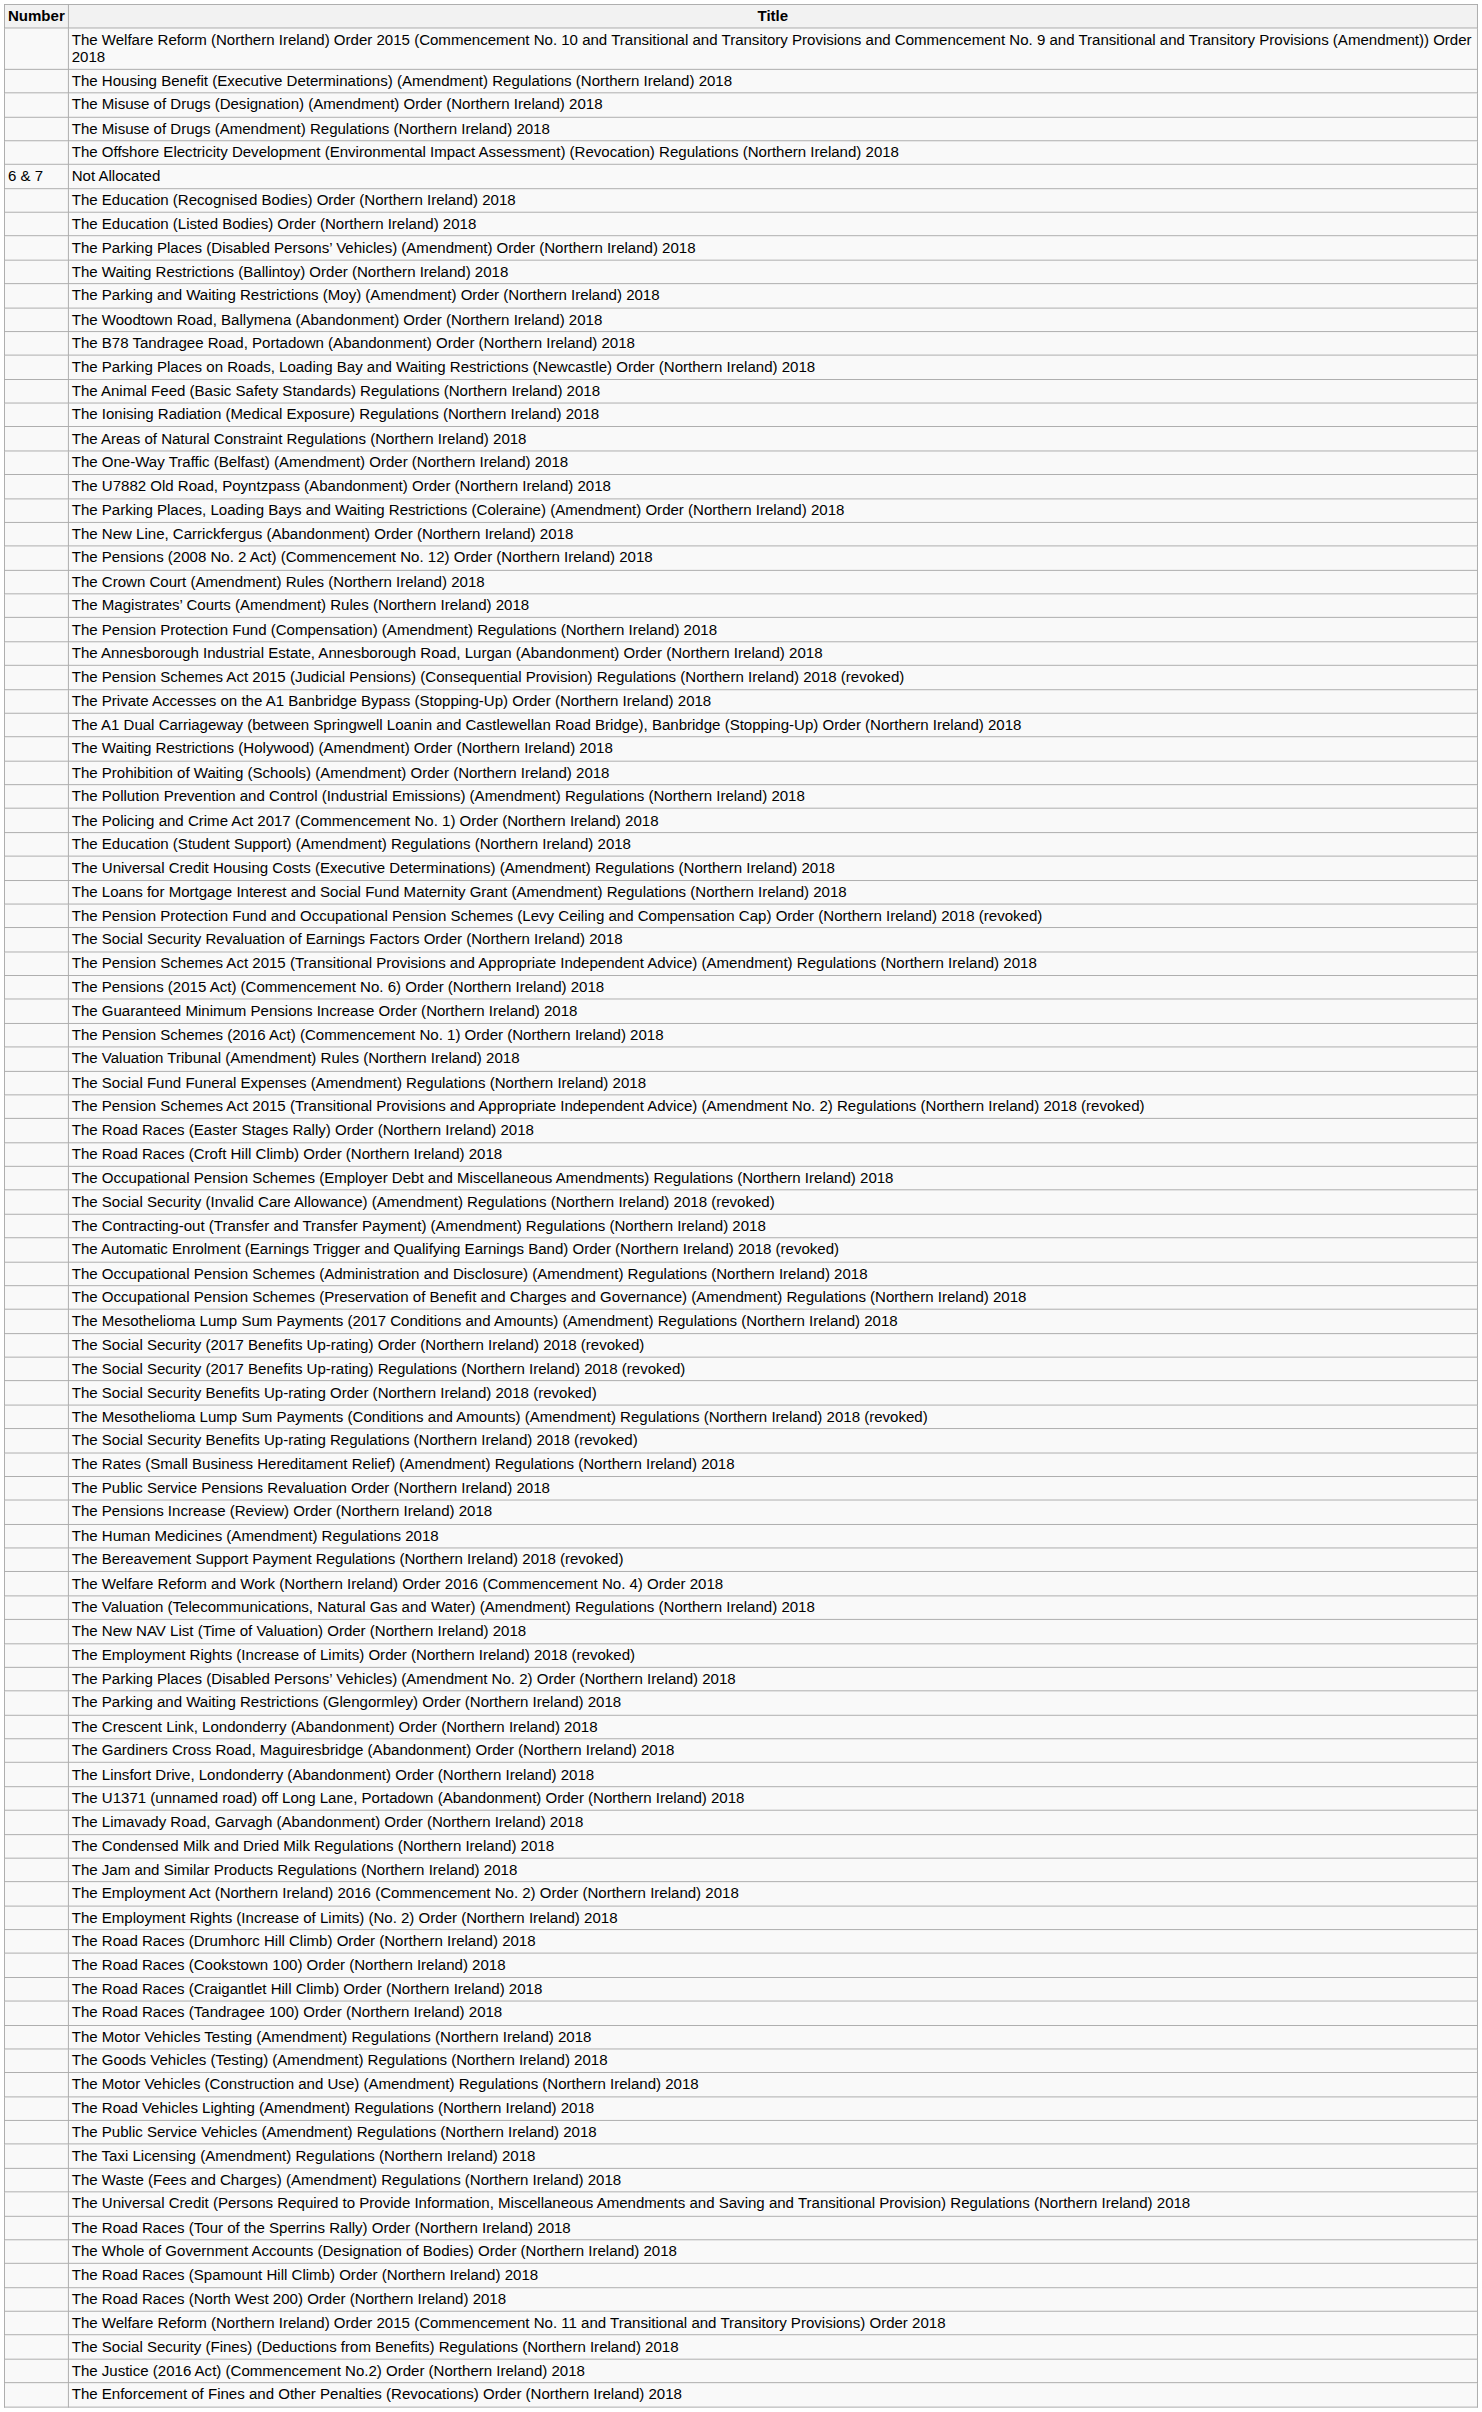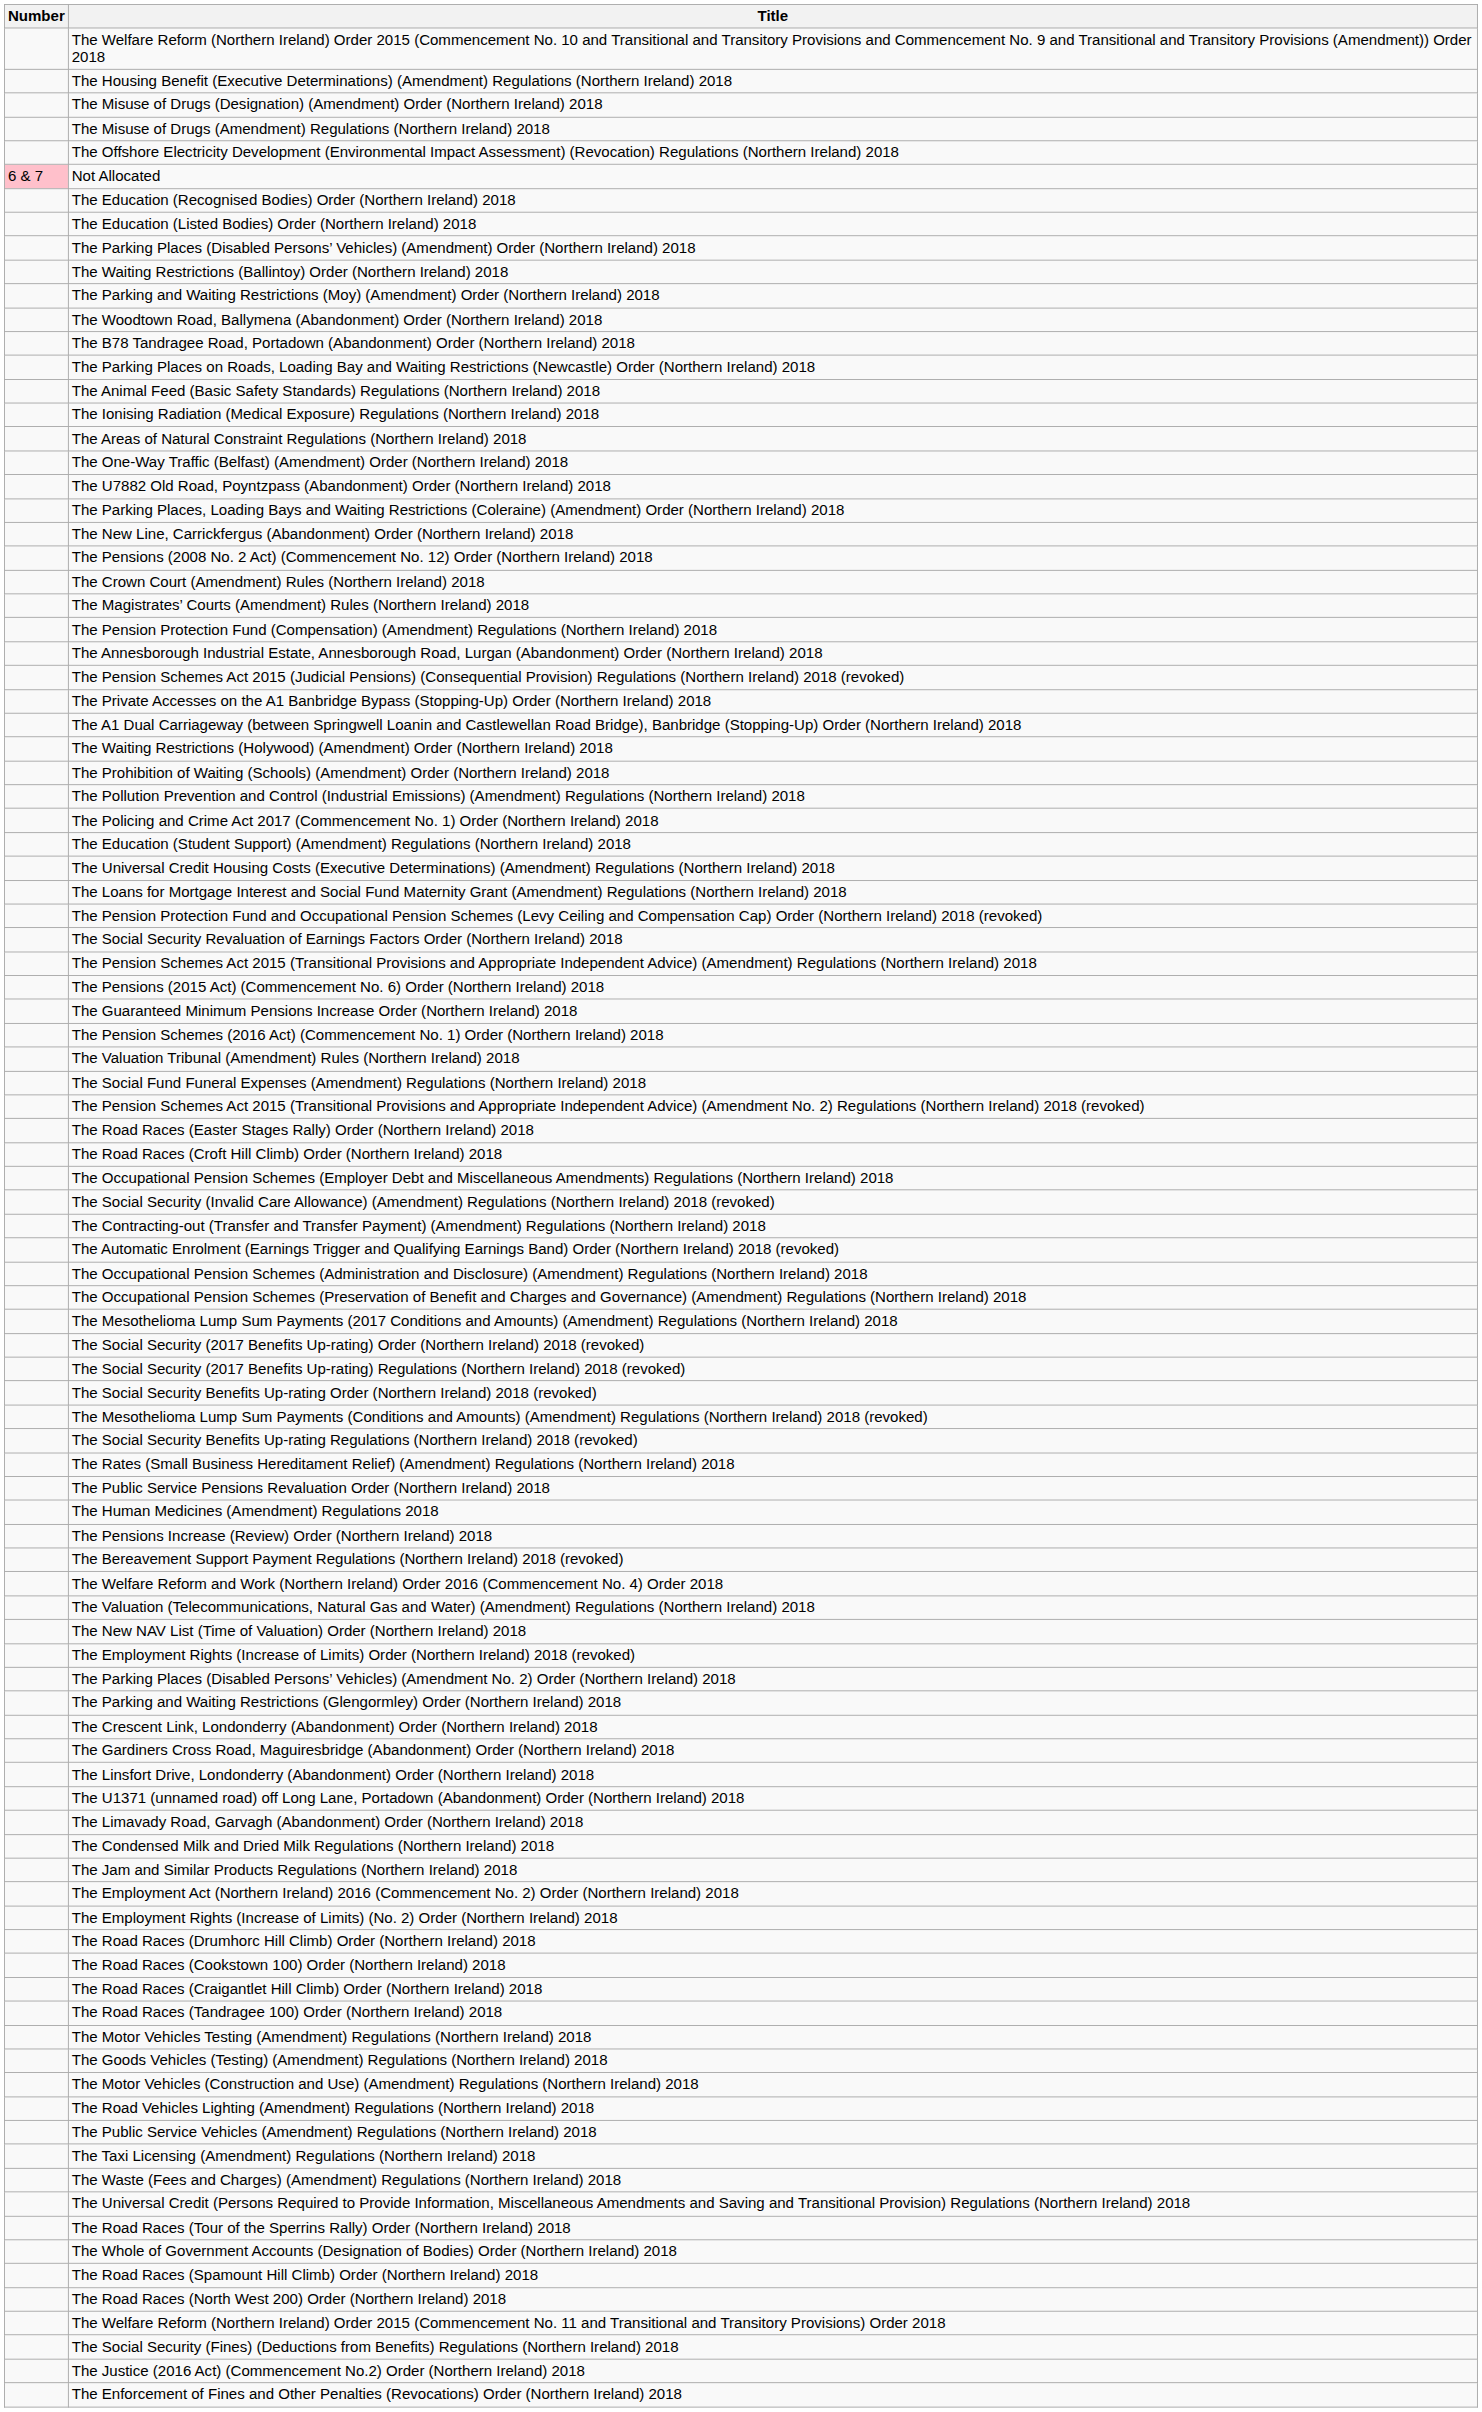(25, 176) no background -> (25, 176) pink background
rows swapped: (282, 1512) <-> (255, 1536)
